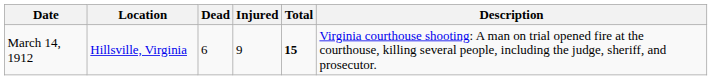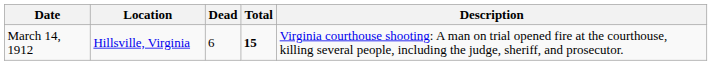- column: (257, 14)
